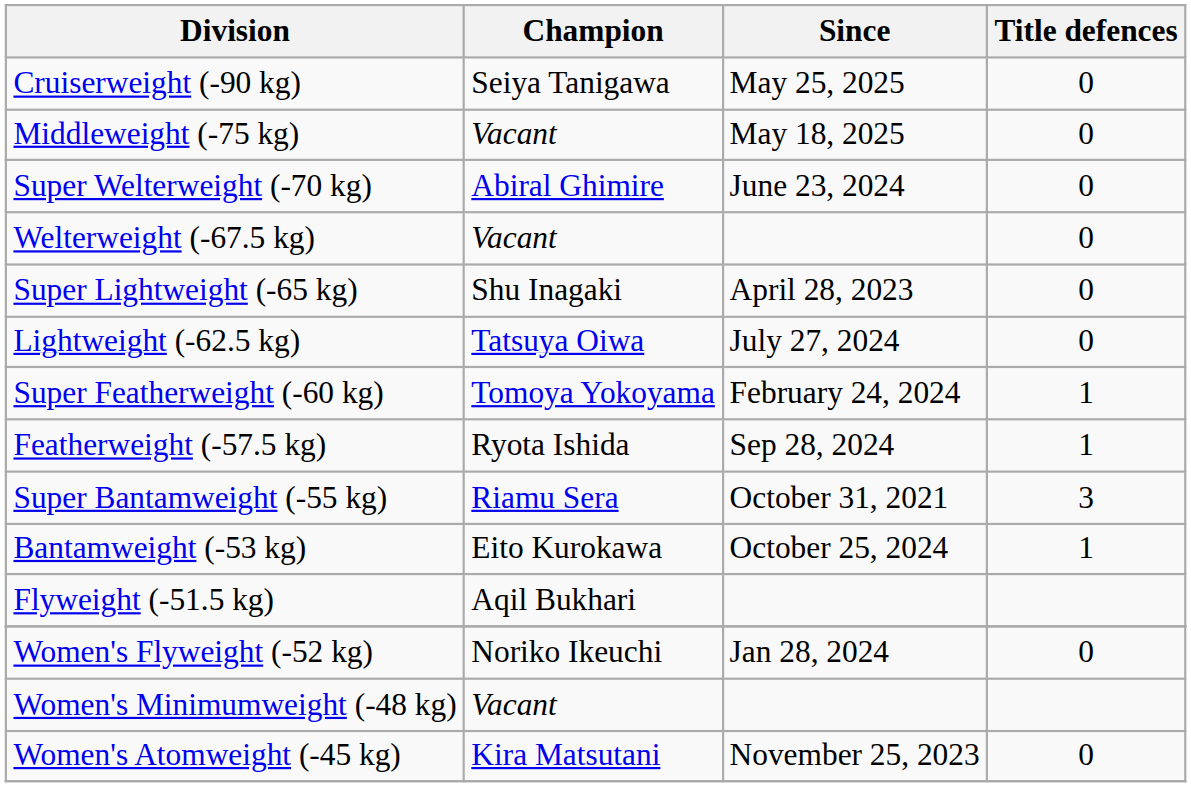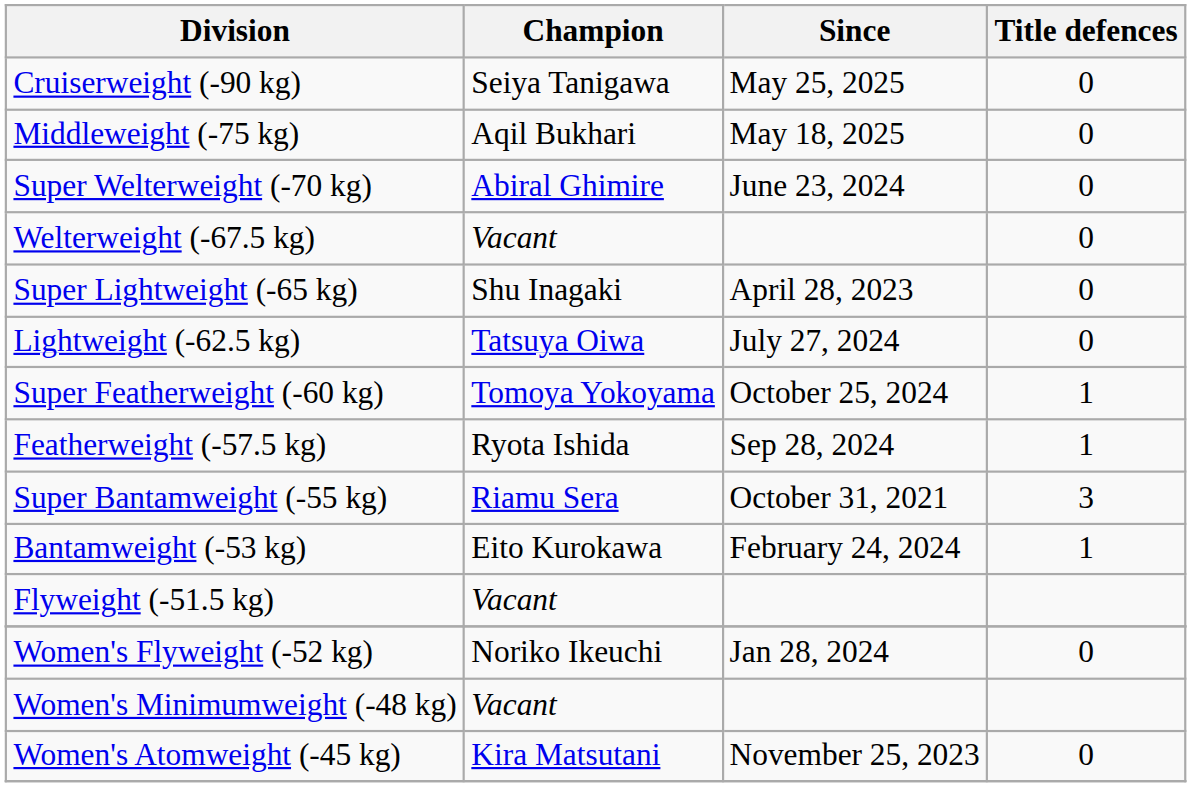(514, 134) Vacant -> (554, 134) Aqil Bukhari
(845, 393) February 24, 2024 -> (839, 393) October 25, 2024
(839, 548) October 25, 2024 -> (845, 548) February 24, 2024
(554, 600) Aqil Bukhari -> (514, 600) Vacant
